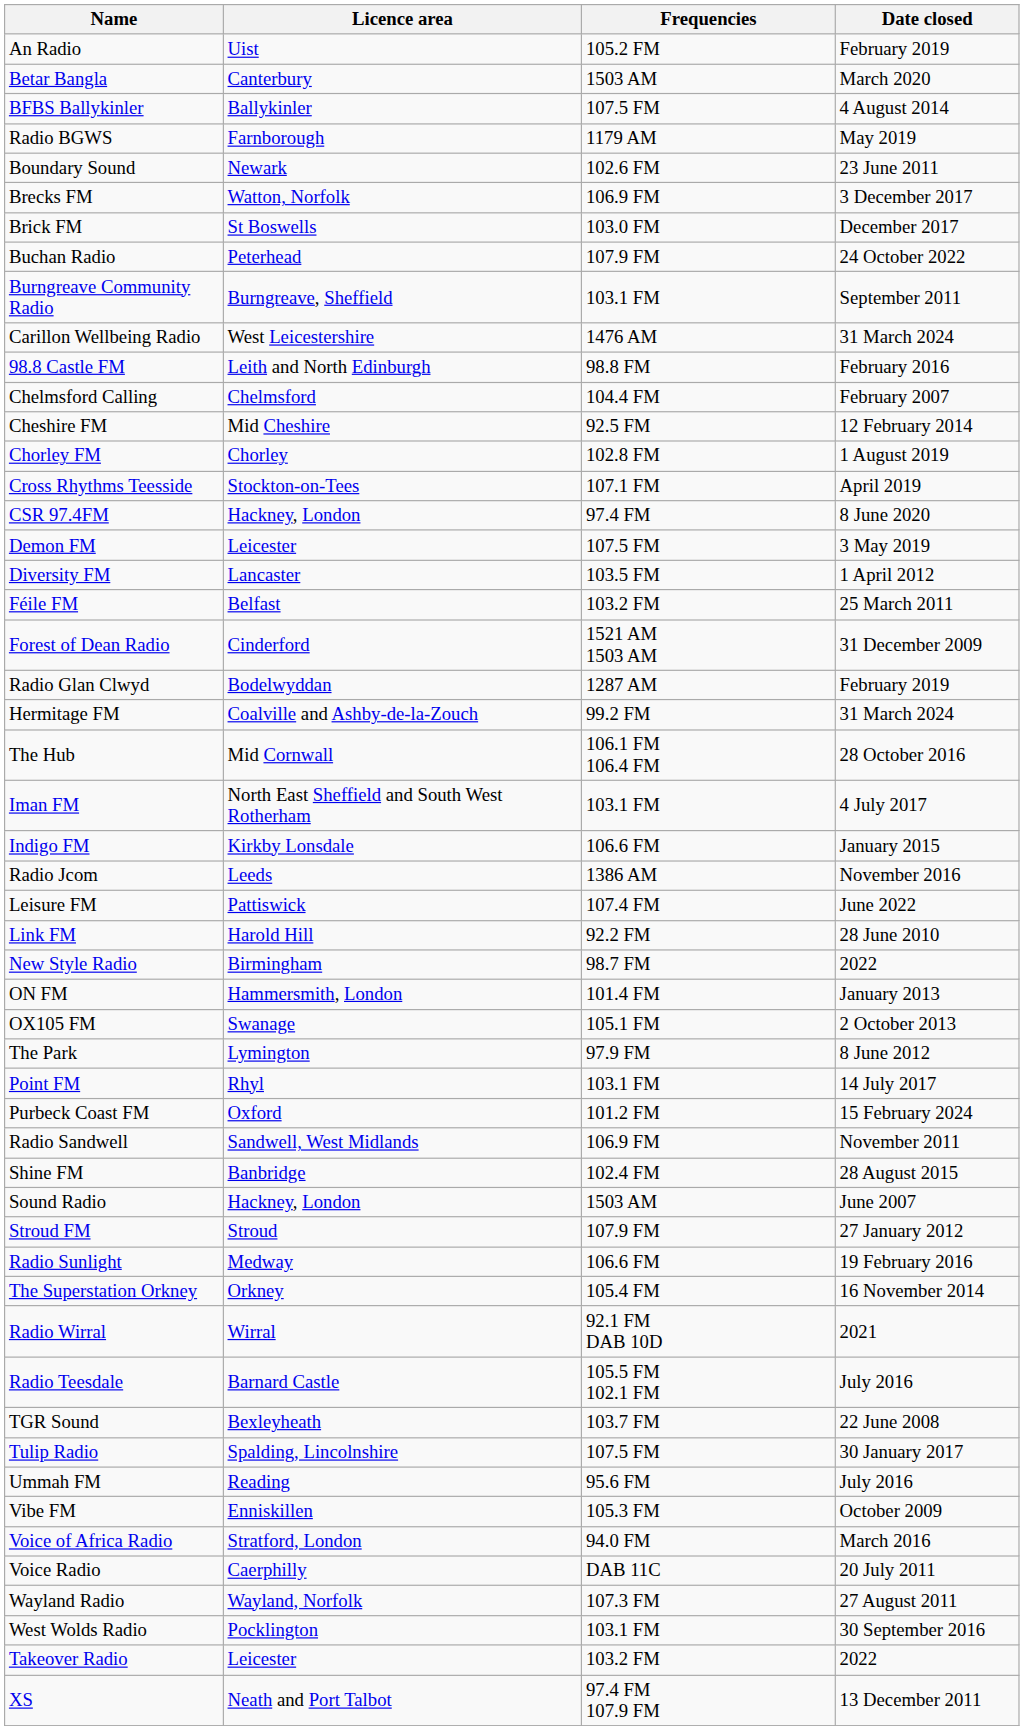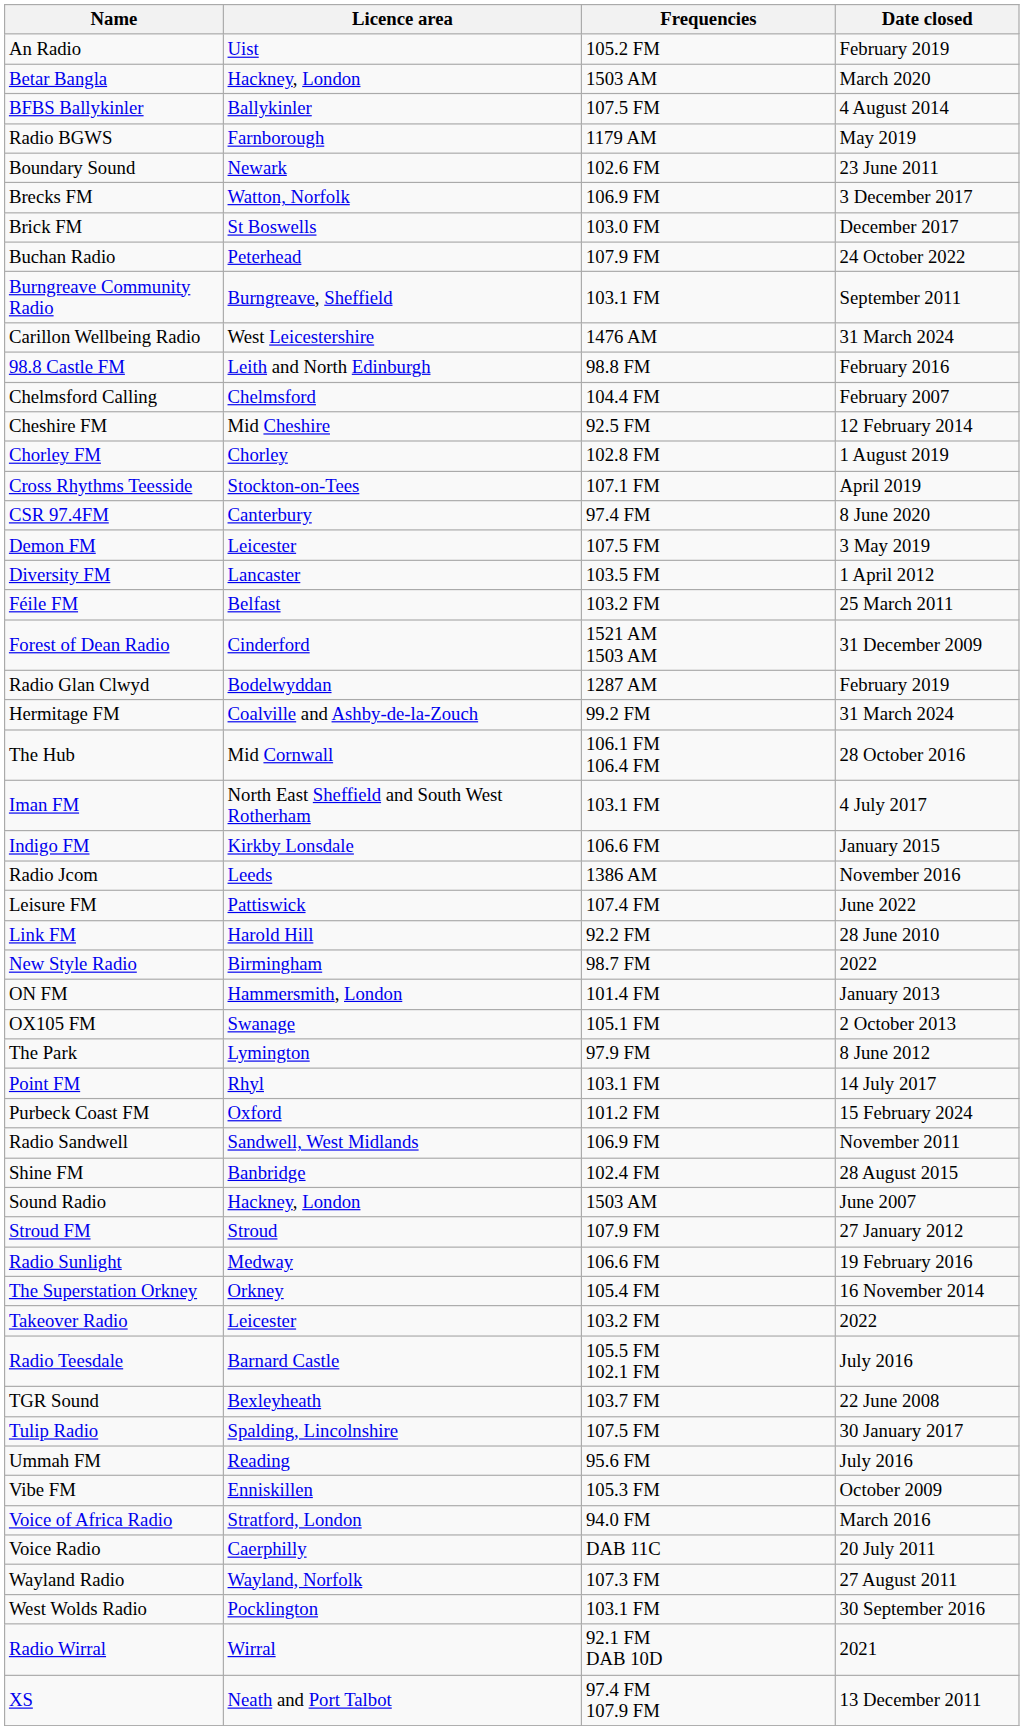(270, 78) Canterbury -> (294, 78) Hackney, London
(294, 515) Hackney, London -> (270, 515) Canterbury
rows swapped: (68, 1659) <-> (57, 1331)
